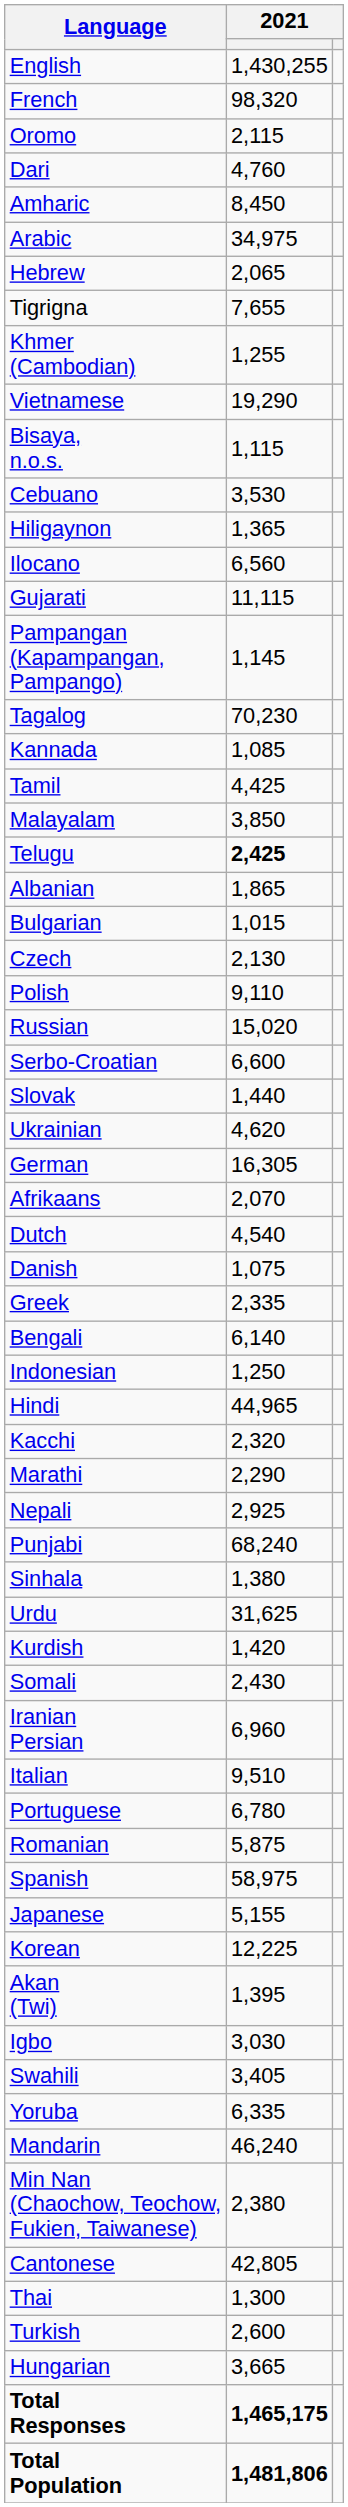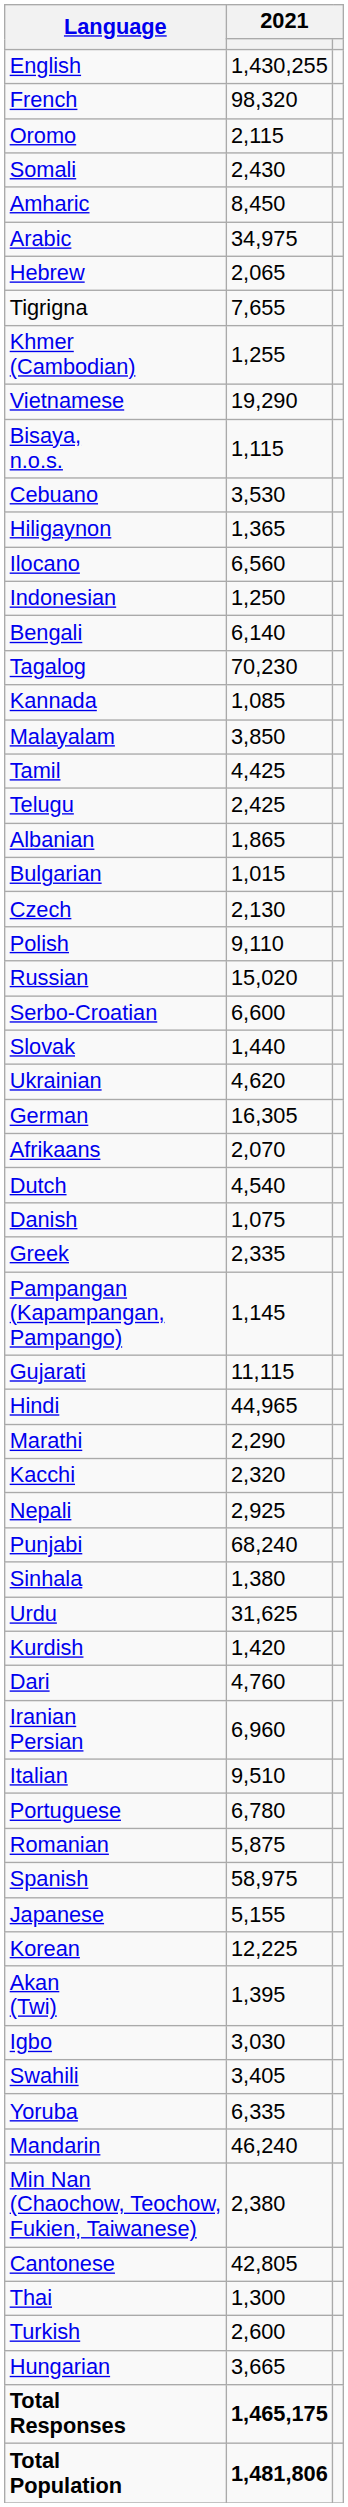rows swapped: (43, 1682) <-> (30, 169)
rows swapped: (63, 1372) <-> (48, 598)
rows swapped: (87, 657) <-> (46, 1337)
rows swapped: (62, 819) <-> (35, 785)
(258, 854) bold -> (258, 805) normal
rows swapped: (42, 1441) <-> (46, 1475)
